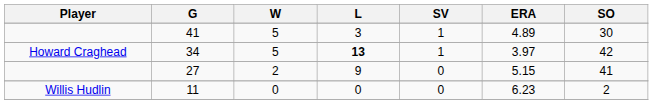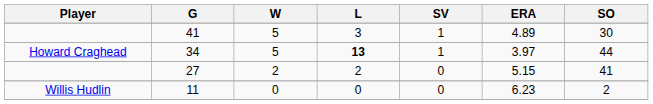(606, 52) 42 -> (606, 52) 44
(358, 71) 9 -> (358, 71) 2
